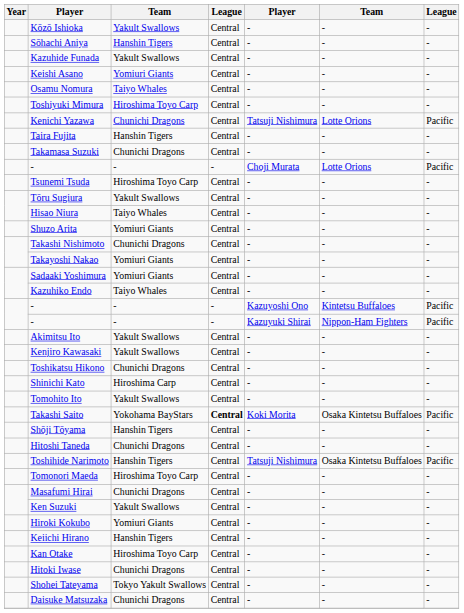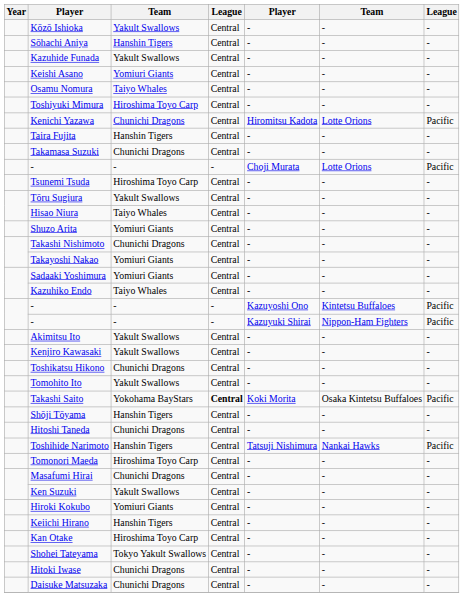(282, 120) Tatsuji Nishimura -> (282, 120) Hiromitsu Kadota
- row: (58, 383)
(372, 461) Osaka Kintetsu Buffaloes -> (351, 445) Nankai Hawks
rows swapped: (64, 584) <-> (56, 569)
